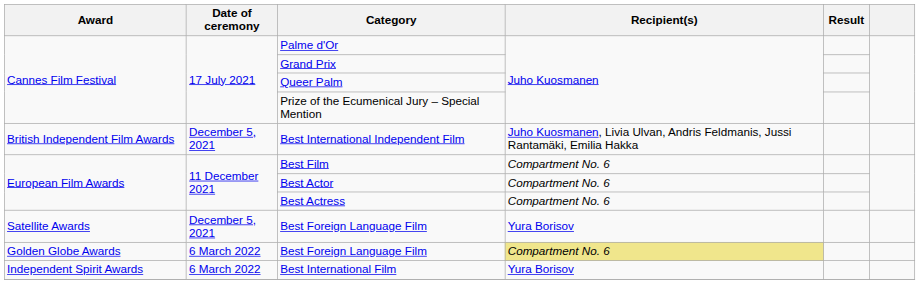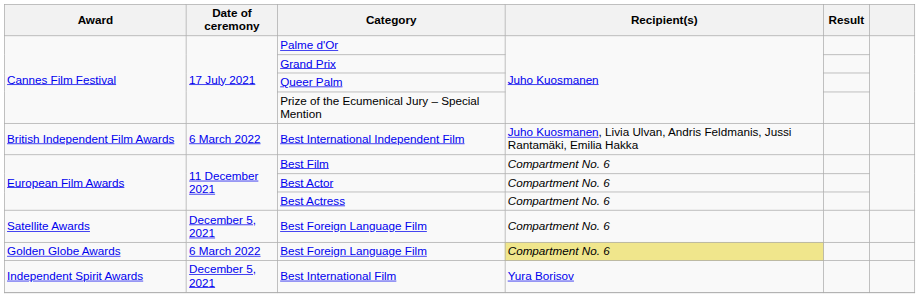(223, 139) December 5, 2021 -> (225, 139) 6 March 2022
(541, 226) Yura Borisov -> (559, 226) Compartment No. 6
(225, 270) 6 March 2022 -> (223, 276) December 5, 2021
